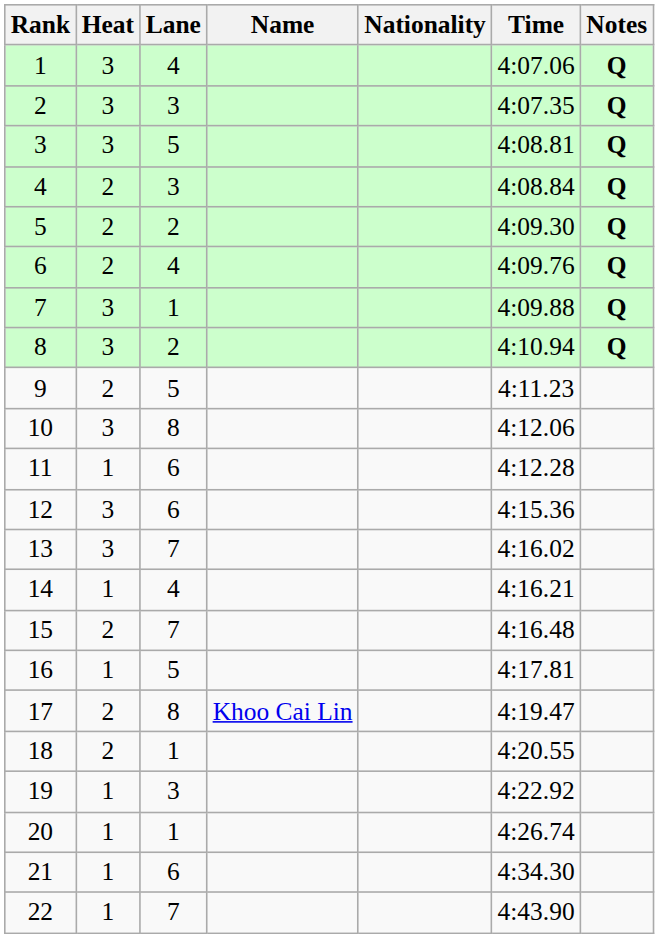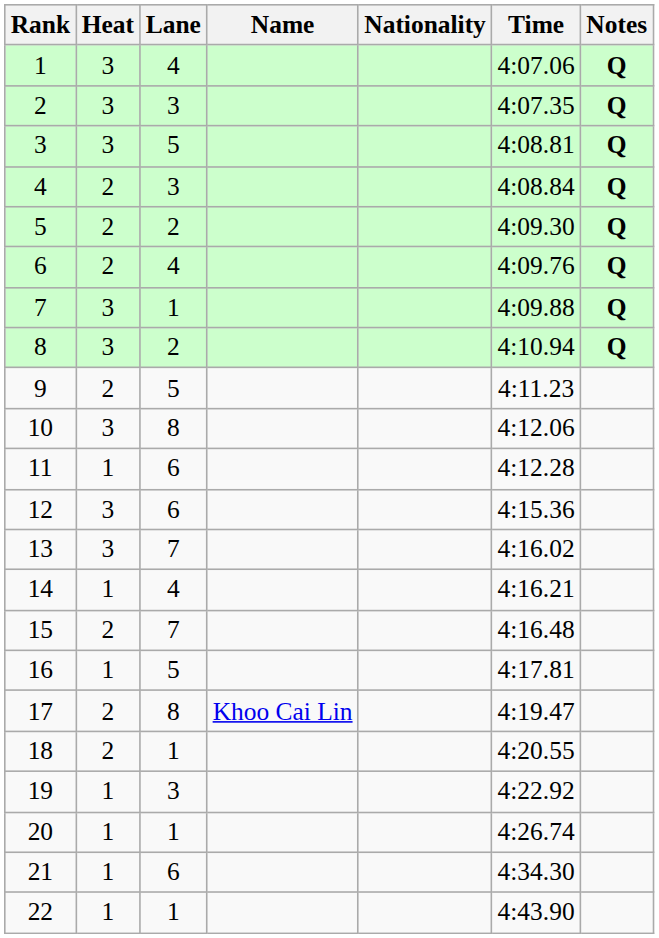(173, 912) 7 -> (173, 912) 1
